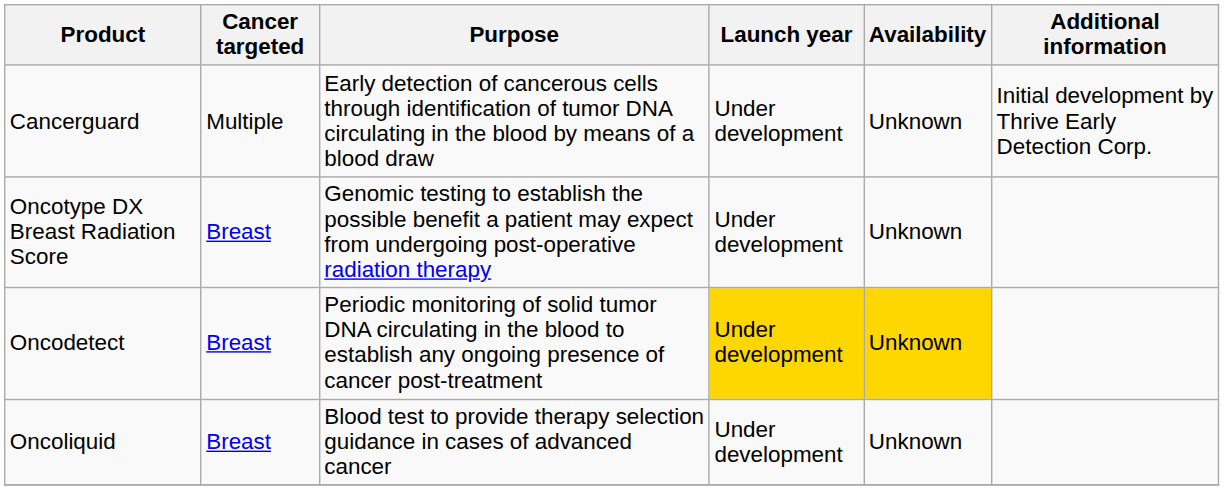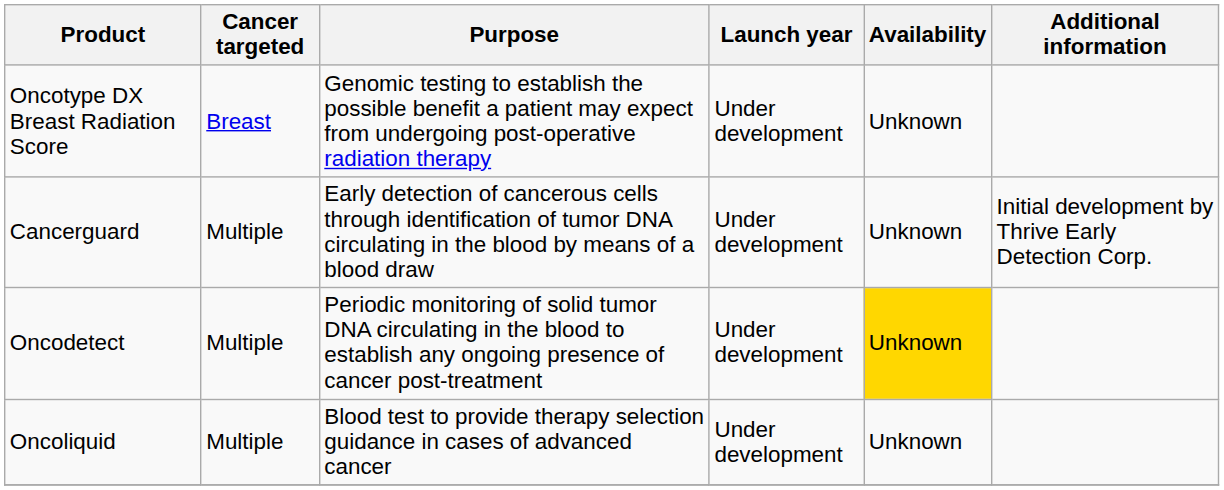rows swapped: (75, 120) <-> (93, 231)
(239, 343) Breast -> (245, 343) Multiple
(779, 343) gold background -> (779, 343) no background
(239, 441) Breast -> (245, 441) Multiple
